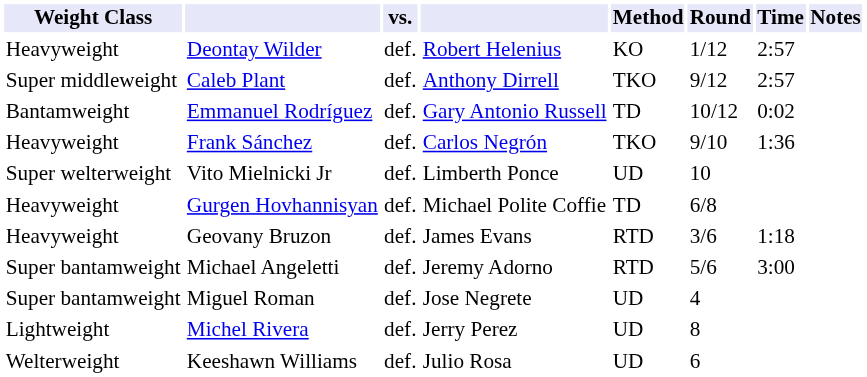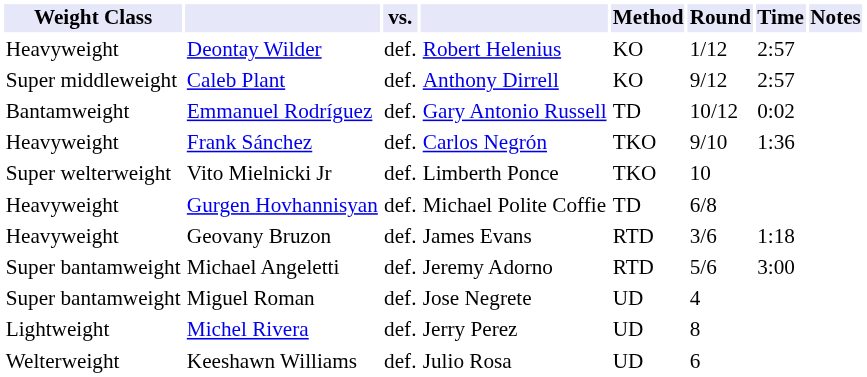(635, 80) TKO -> (628, 80) KO
(628, 173) UD -> (635, 173) TKO
